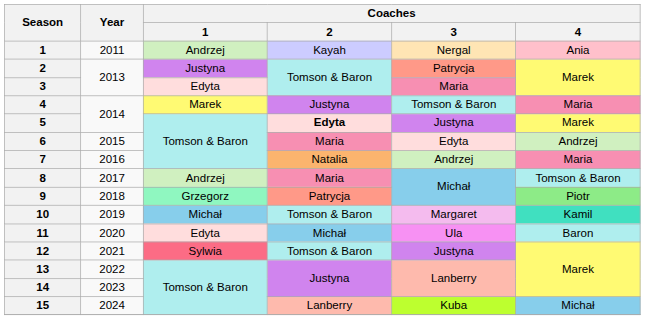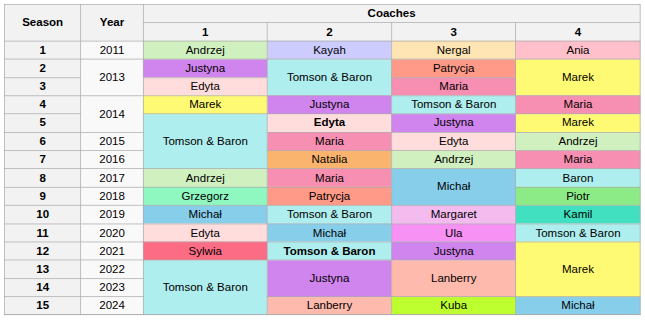(578, 178) Tomson & Baron -> (578, 178) Baron
(578, 232) Baron -> (578, 232) Tomson & Baron
(329, 251) normal -> (329, 251) bold
